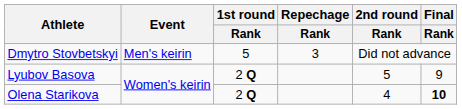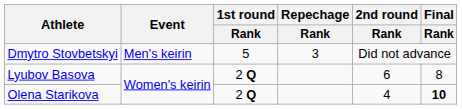(387, 75) 5 -> (387, 75) 6
(439, 75) 9 -> (439, 75) 8
